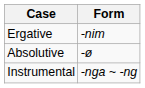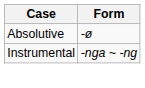- row: (30, 33)
